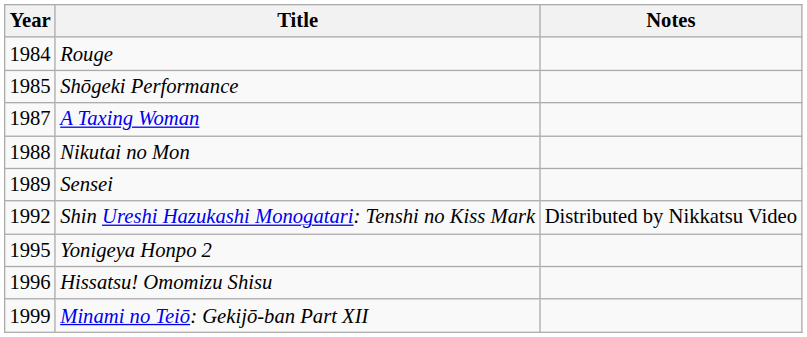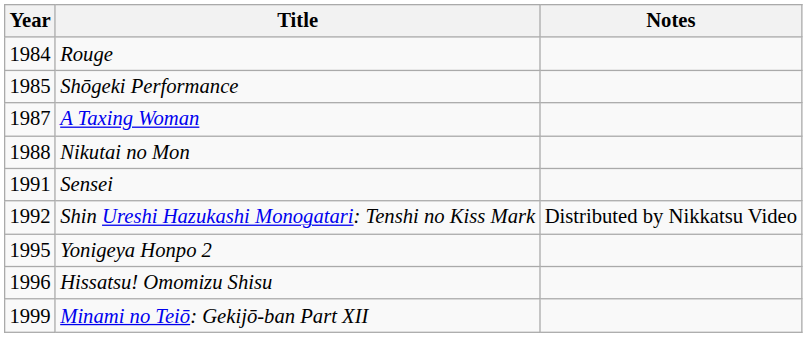(30, 184) 1989 -> (30, 184) 1991
